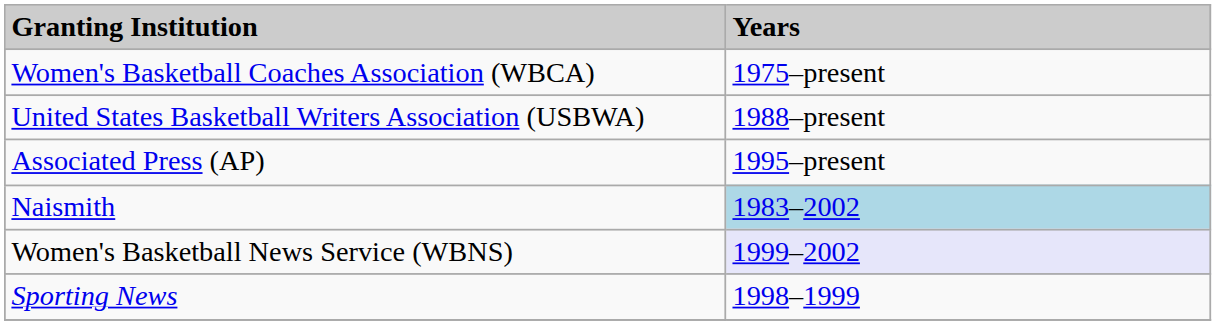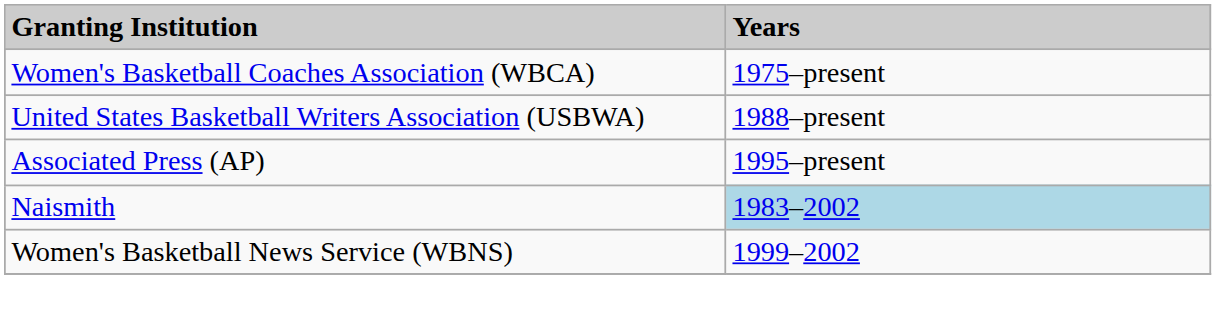(796, 251) lavender background -> (796, 251) no background
- row: (94, 296)
